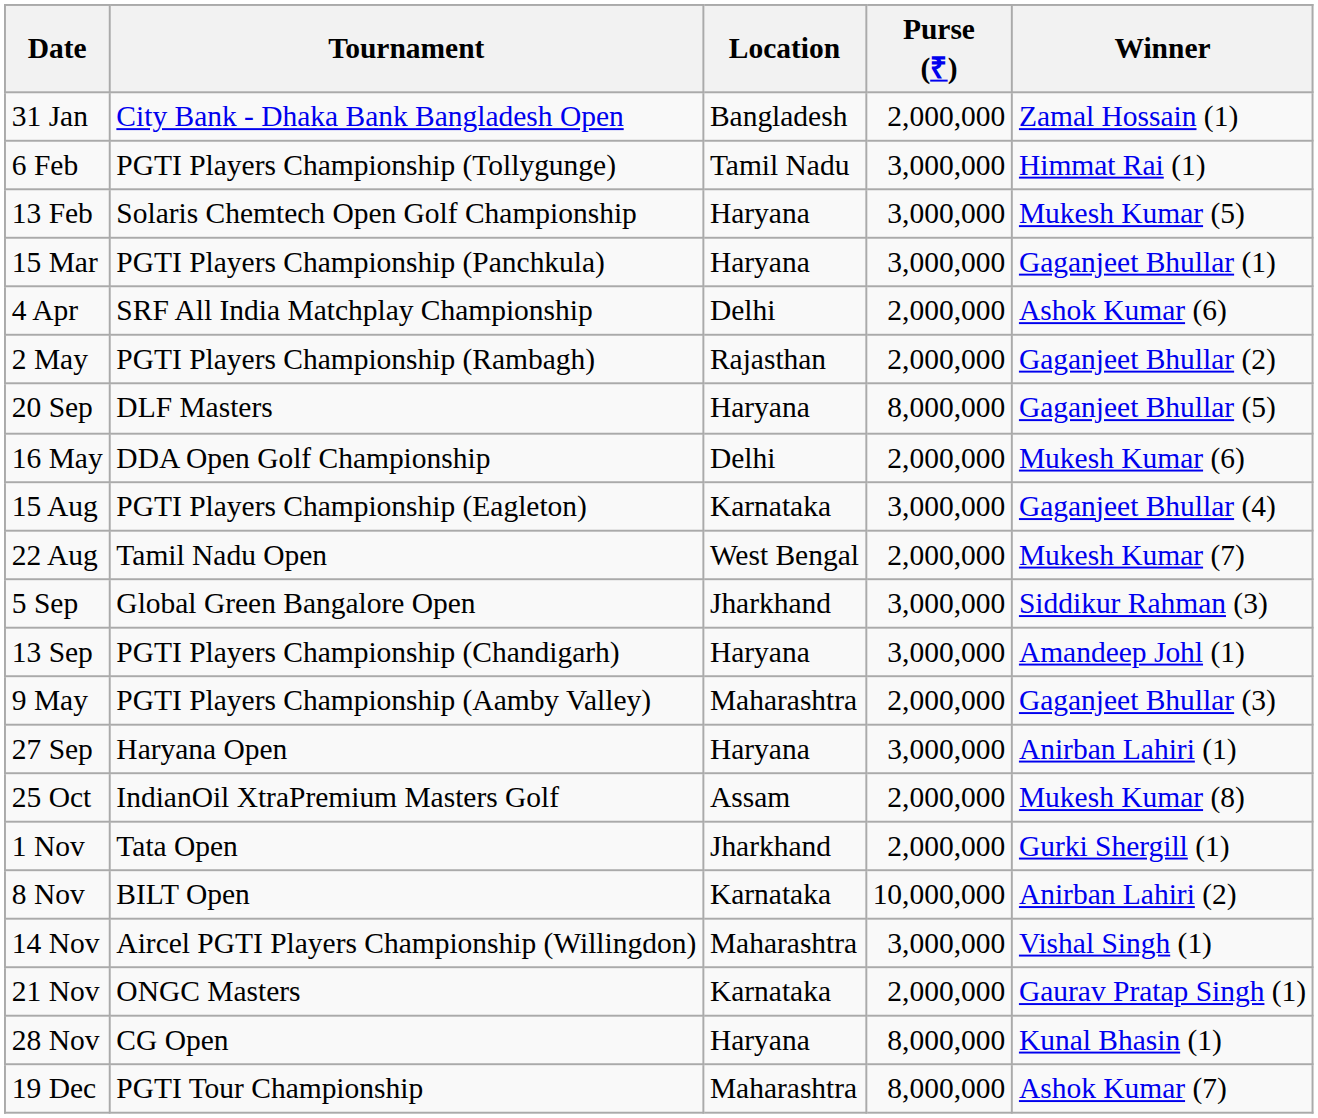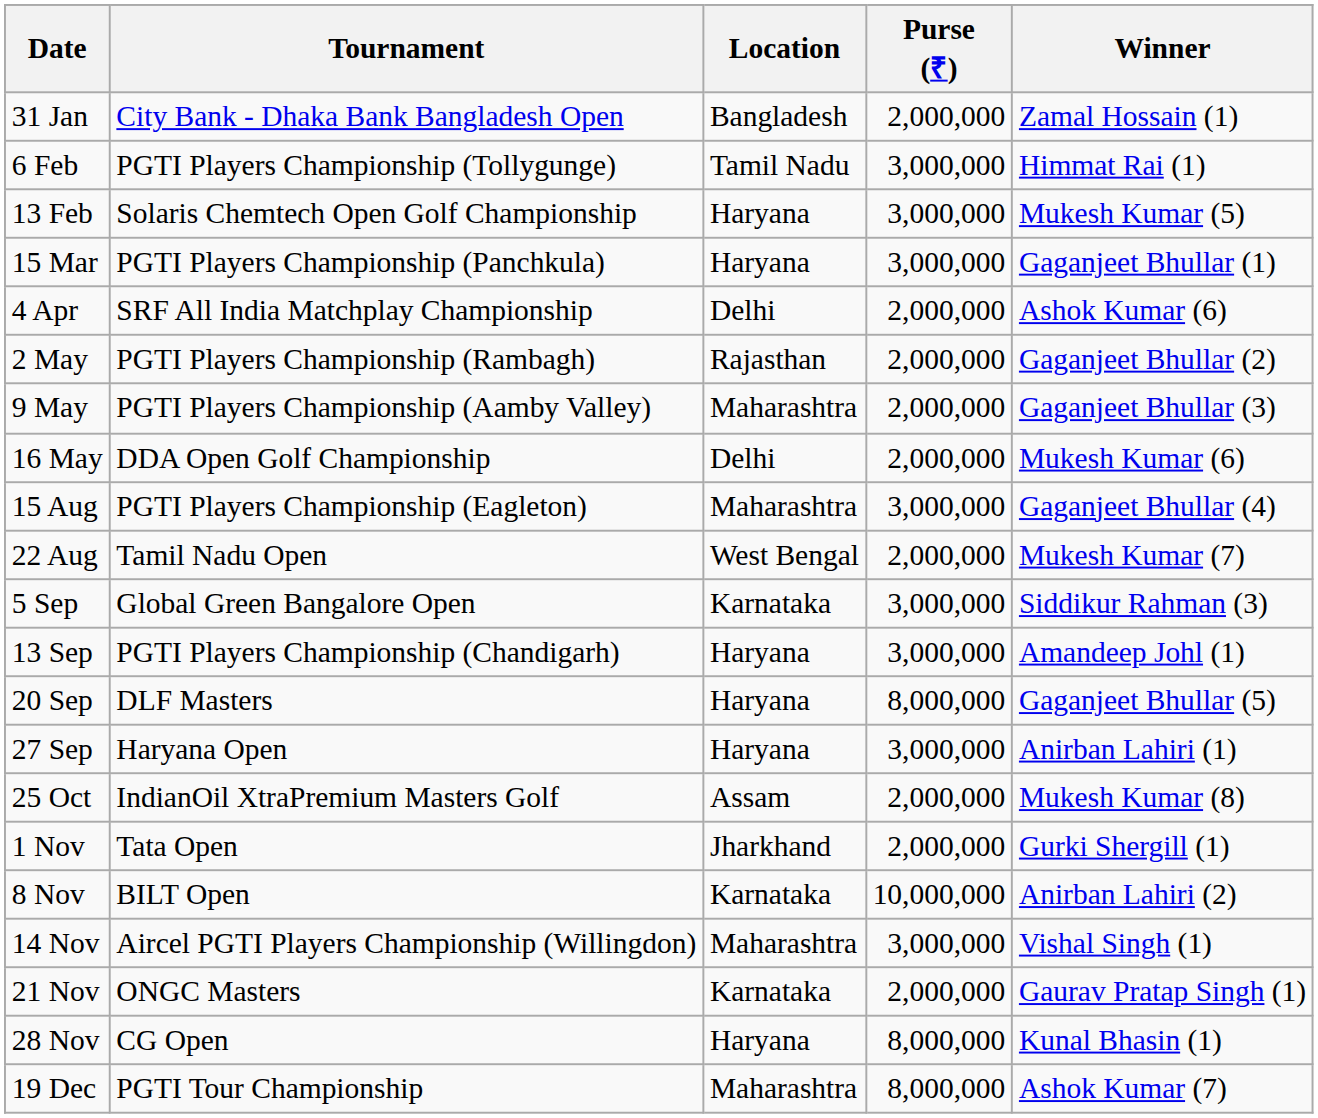rows swapped: (50, 699) <-> (52, 408)
(770, 505) Karnataka -> (784, 505) Maharashtra
(770, 602) Jharkhand -> (770, 602) Karnataka
